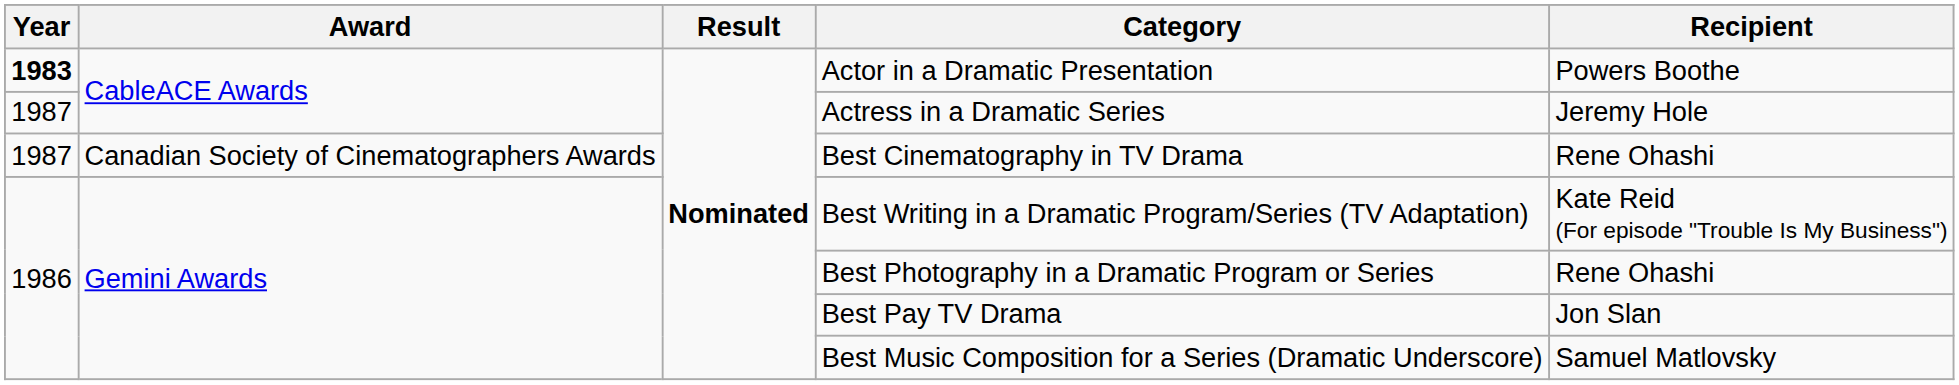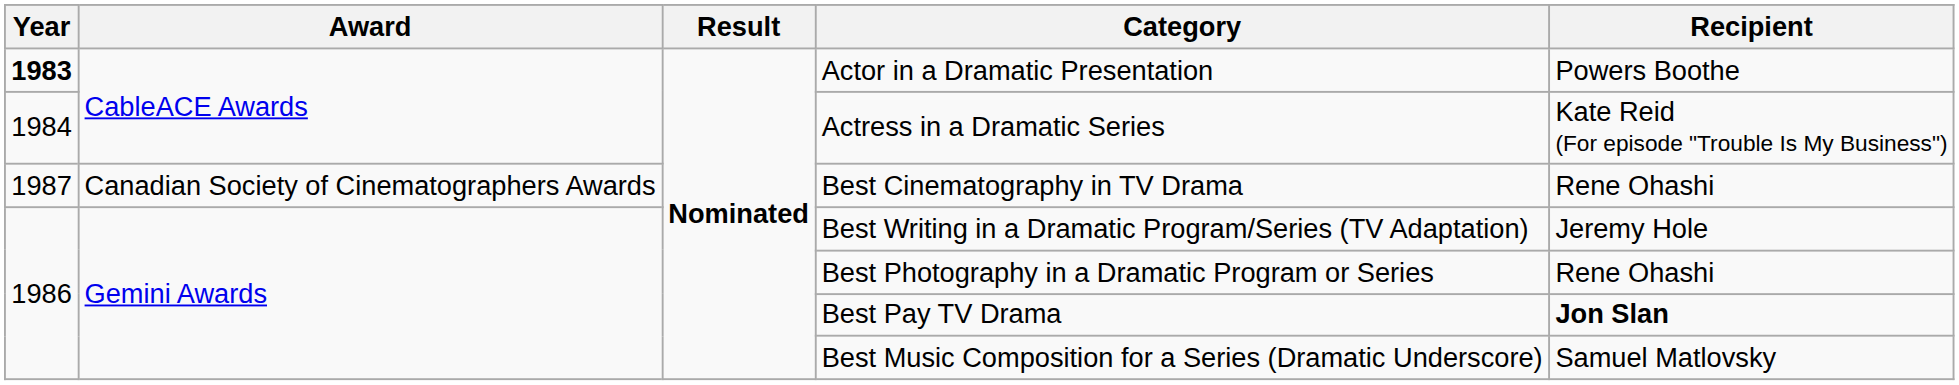(42, 113) 1987 -> (42, 128) 1984
(1632, 113) Jeremy Hole -> (1751, 128) Kate Reid (For episode "Trouble Is My Business")
(1751, 214) Kate Reid (For episode "Trouble Is My Business") -> (1632, 229) Jeremy Hole
(1608, 315) normal -> (1612, 315) bold
